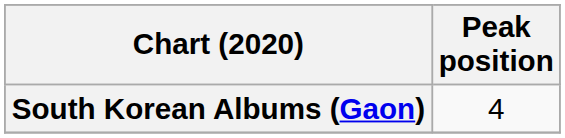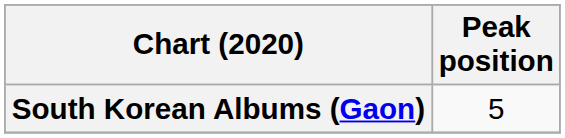(496, 108) 4 -> (496, 108) 5
